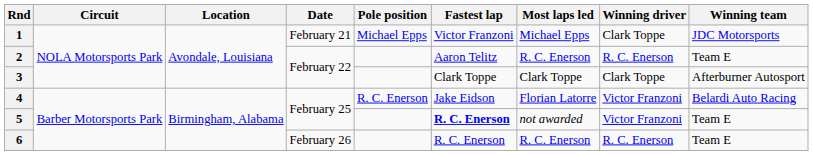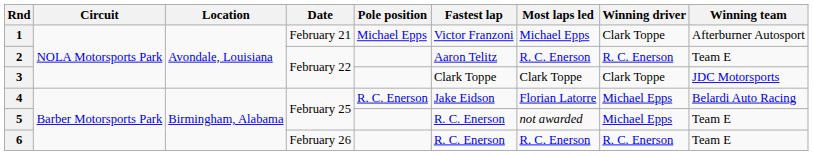(736, 35) JDC Motorsports -> (748, 35) Afterburner Autosport
(748, 77) Afterburner Autosport -> (736, 77) JDC Motorsports
(642, 97) Victor Franzoni -> (637, 97) Michael Epps
(472, 118) bold -> (469, 118) normal
(642, 118) Victor Franzoni -> (637, 118) Michael Epps
